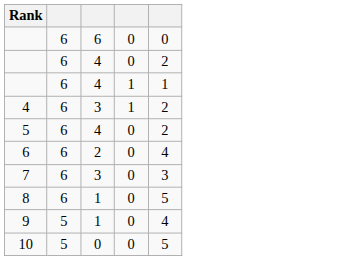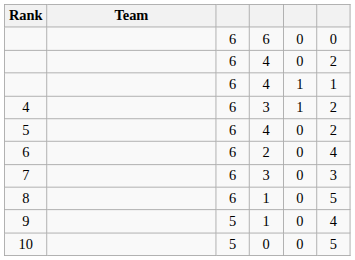+ column: (131, 15)
